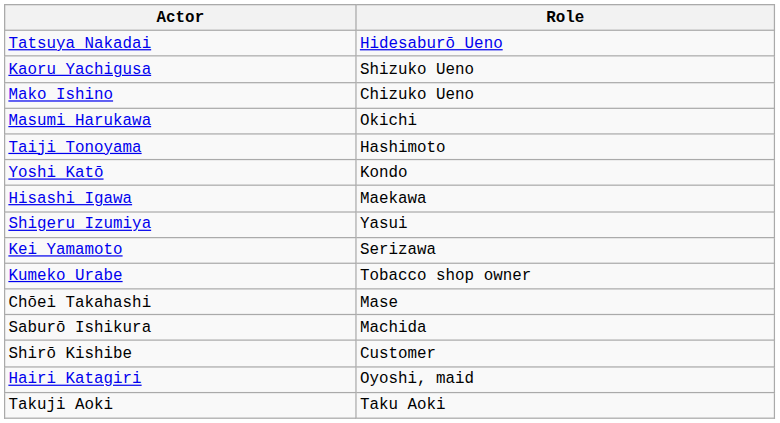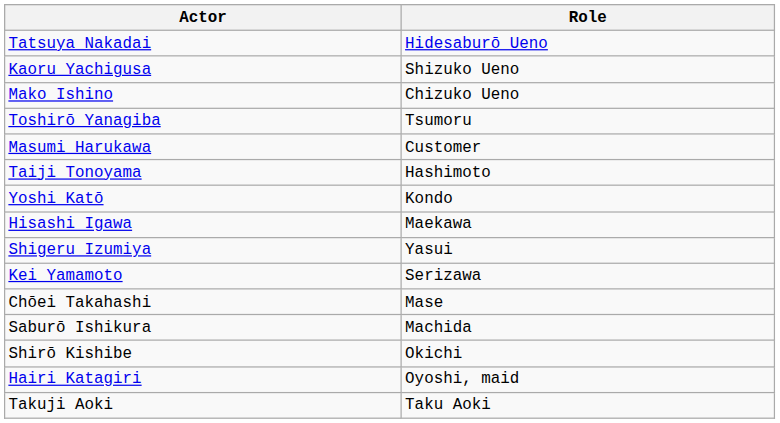+ row: (85, 121)
(388, 121) Okichi -> (443, 147) Customer
- row: (65, 276)
(398, 354) Customer -> (434, 354) Okichi
